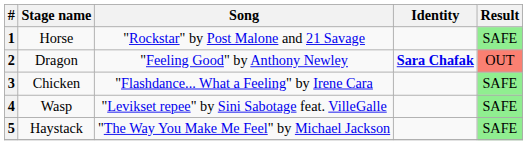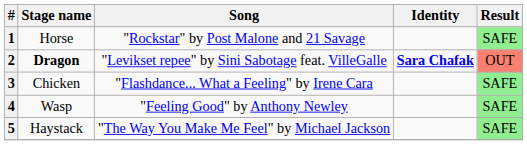(56, 60) normal -> (56, 60) bold
(244, 60) "Feeling Good" by Anthony Newley -> (244, 60) "Levikset repee" by Sini Sabotage feat. VilleGalle
(244, 106) "Levikset repee" by Sini Sabotage feat. VilleGalle -> (244, 106) "Feeling Good" by Anthony Newley
